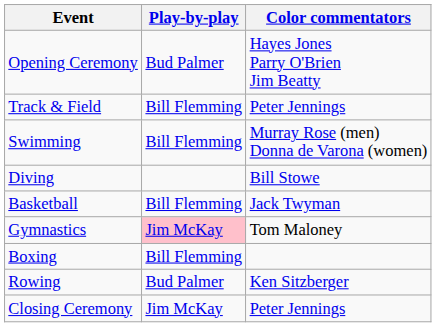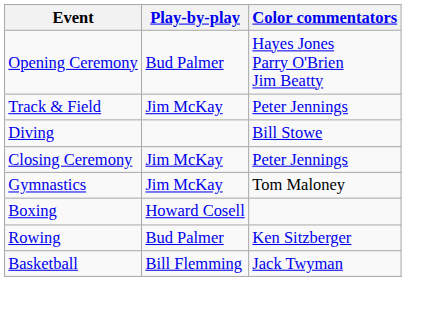(194, 106) Bill Flemming -> (184, 106) Jim McKay
- row: (44, 142)
rows swapped: (43, 203) <-> (70, 308)
(184, 230) pink background -> (184, 185) no background
(194, 256) Bill Flemming -> (195, 211) Howard Cosell
